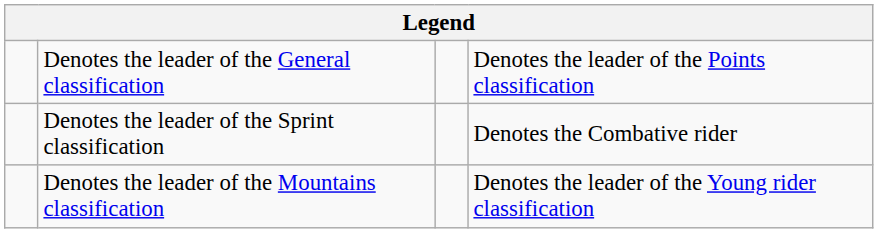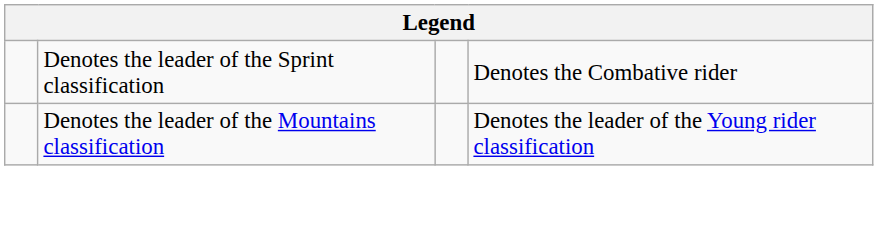- row: (197, 71)
